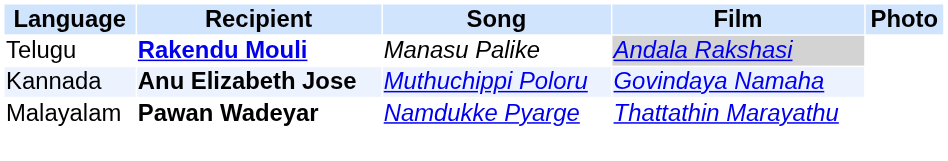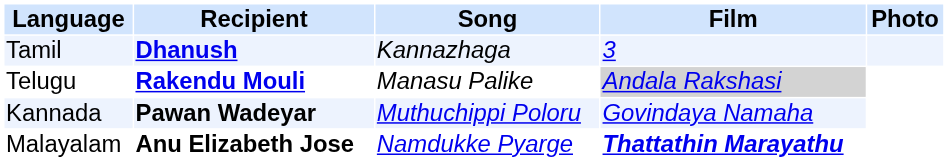+ row: (34, 50)
(247, 81) Anu Elizabeth Jose -> (226, 113) Pawan Wadeyar
(228, 113) Pawan Wadeyar -> (245, 144) Anu Elizabeth Jose
(726, 113) normal -> (723, 144) bold
